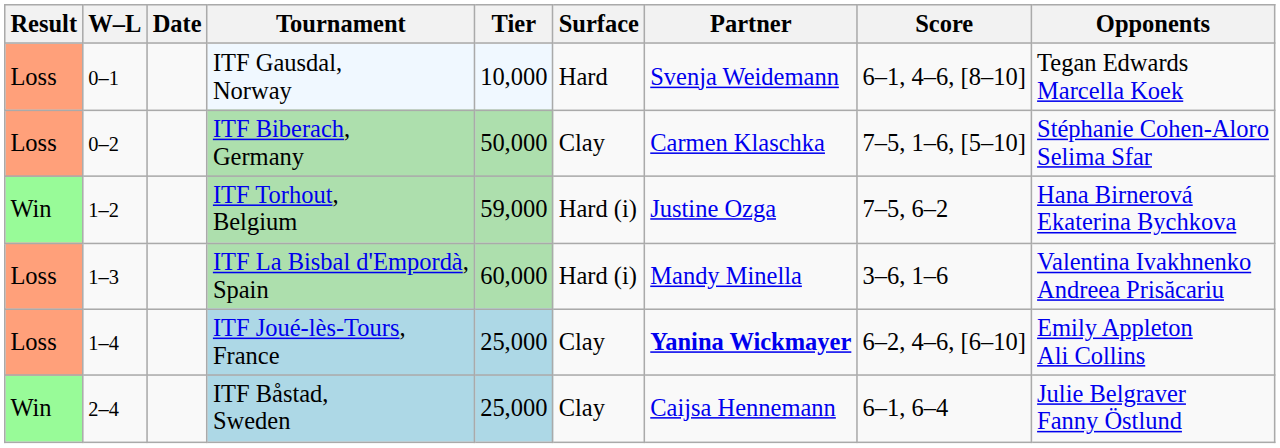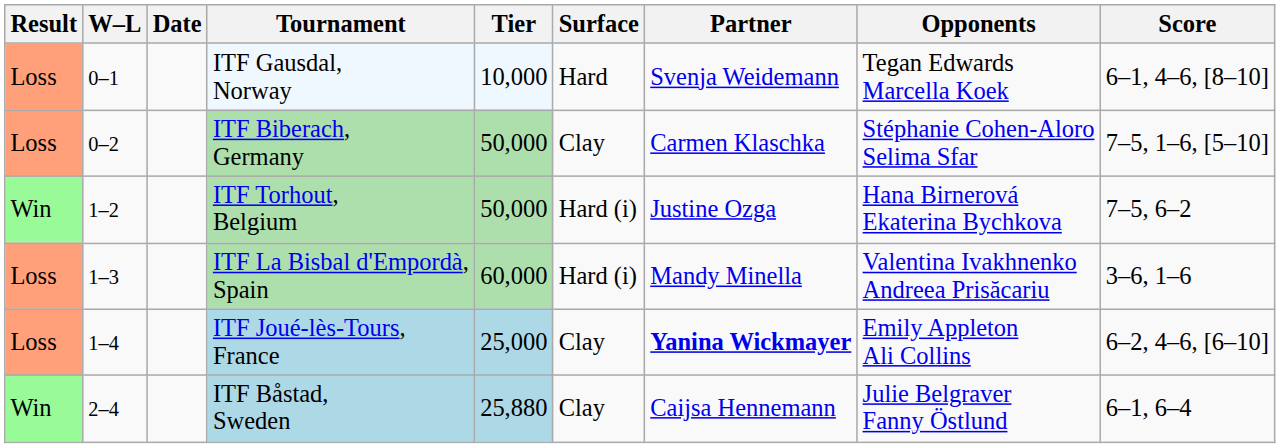columns swapped: (1153, 23) <-> (944, 23)
(514, 209) 59,000 -> (514, 209) 50,000
(514, 408) 25,000 -> (514, 408) 25,880
